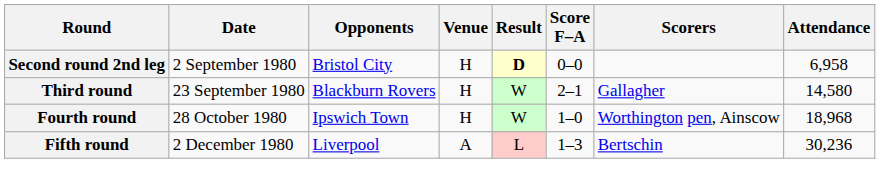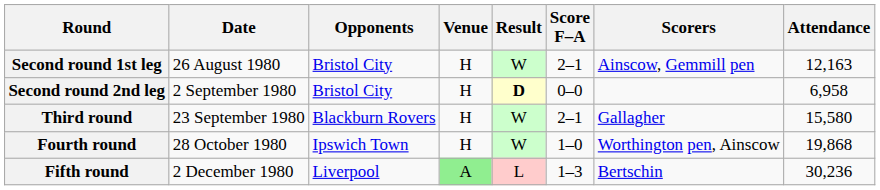+ row: (87, 63)
(829, 90) 14,580 -> (829, 117) 15,580
(829, 117) 18,968 -> (829, 144) 19,868
(466, 144) no background -> (466, 171) lightgreen background
